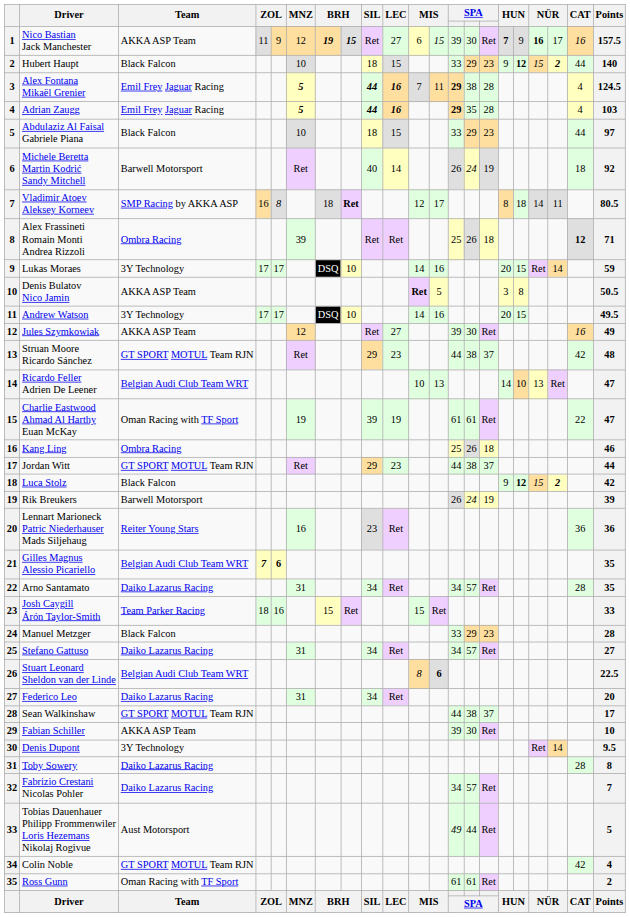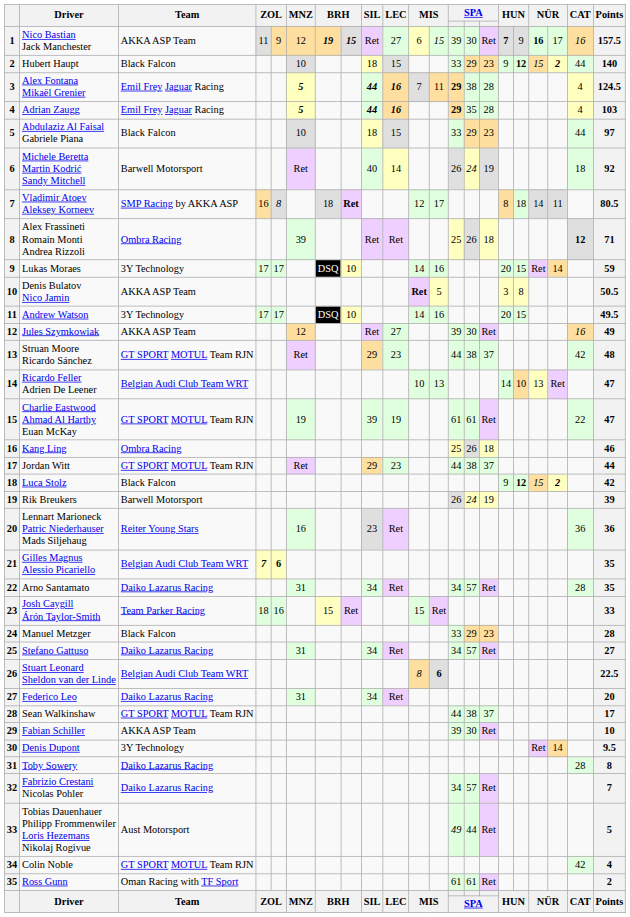(180, 419) Oman Racing with TF Sport -> (187, 419) GT SPORT MOTUL Team RJN
